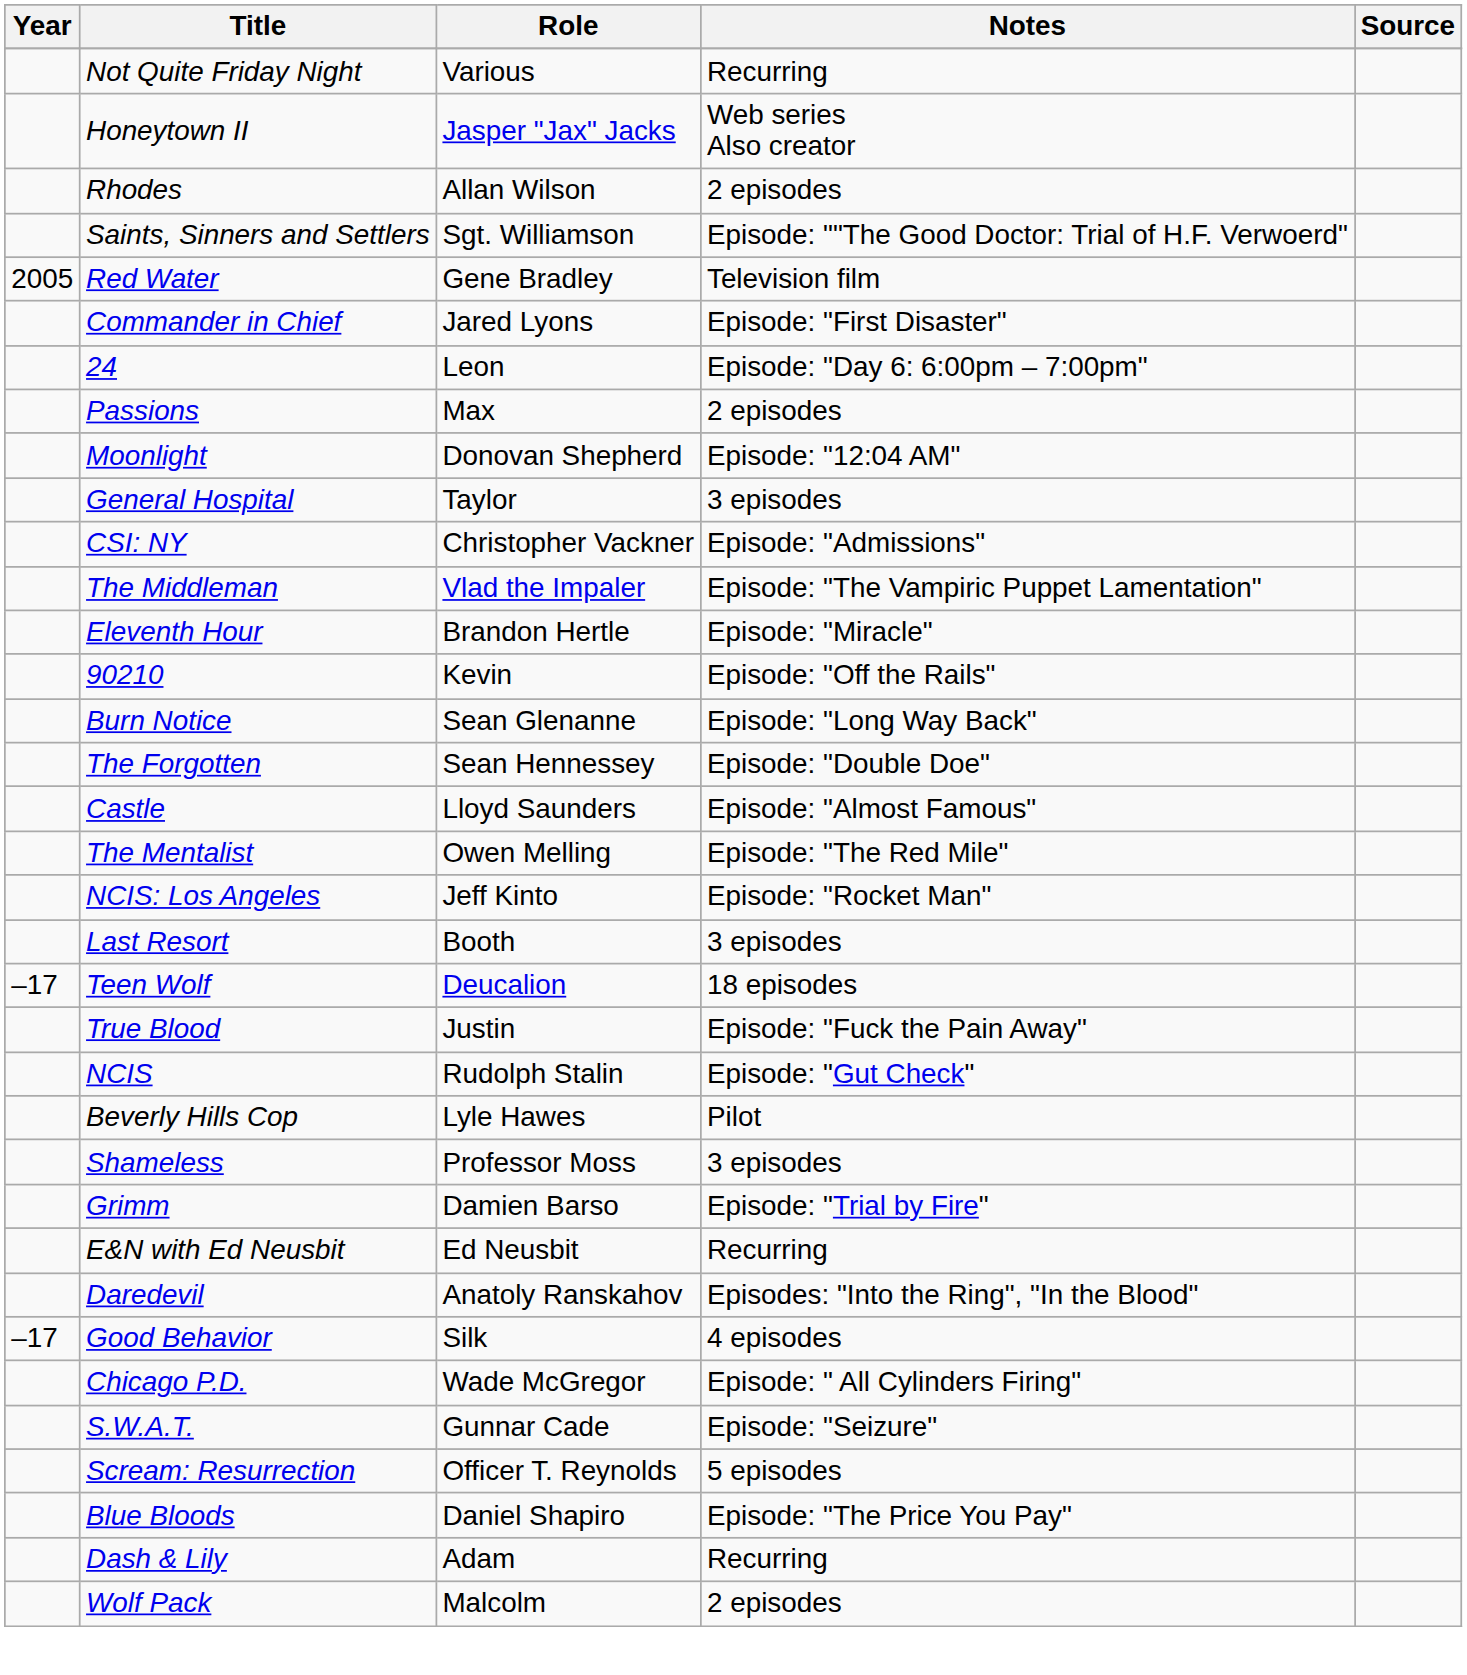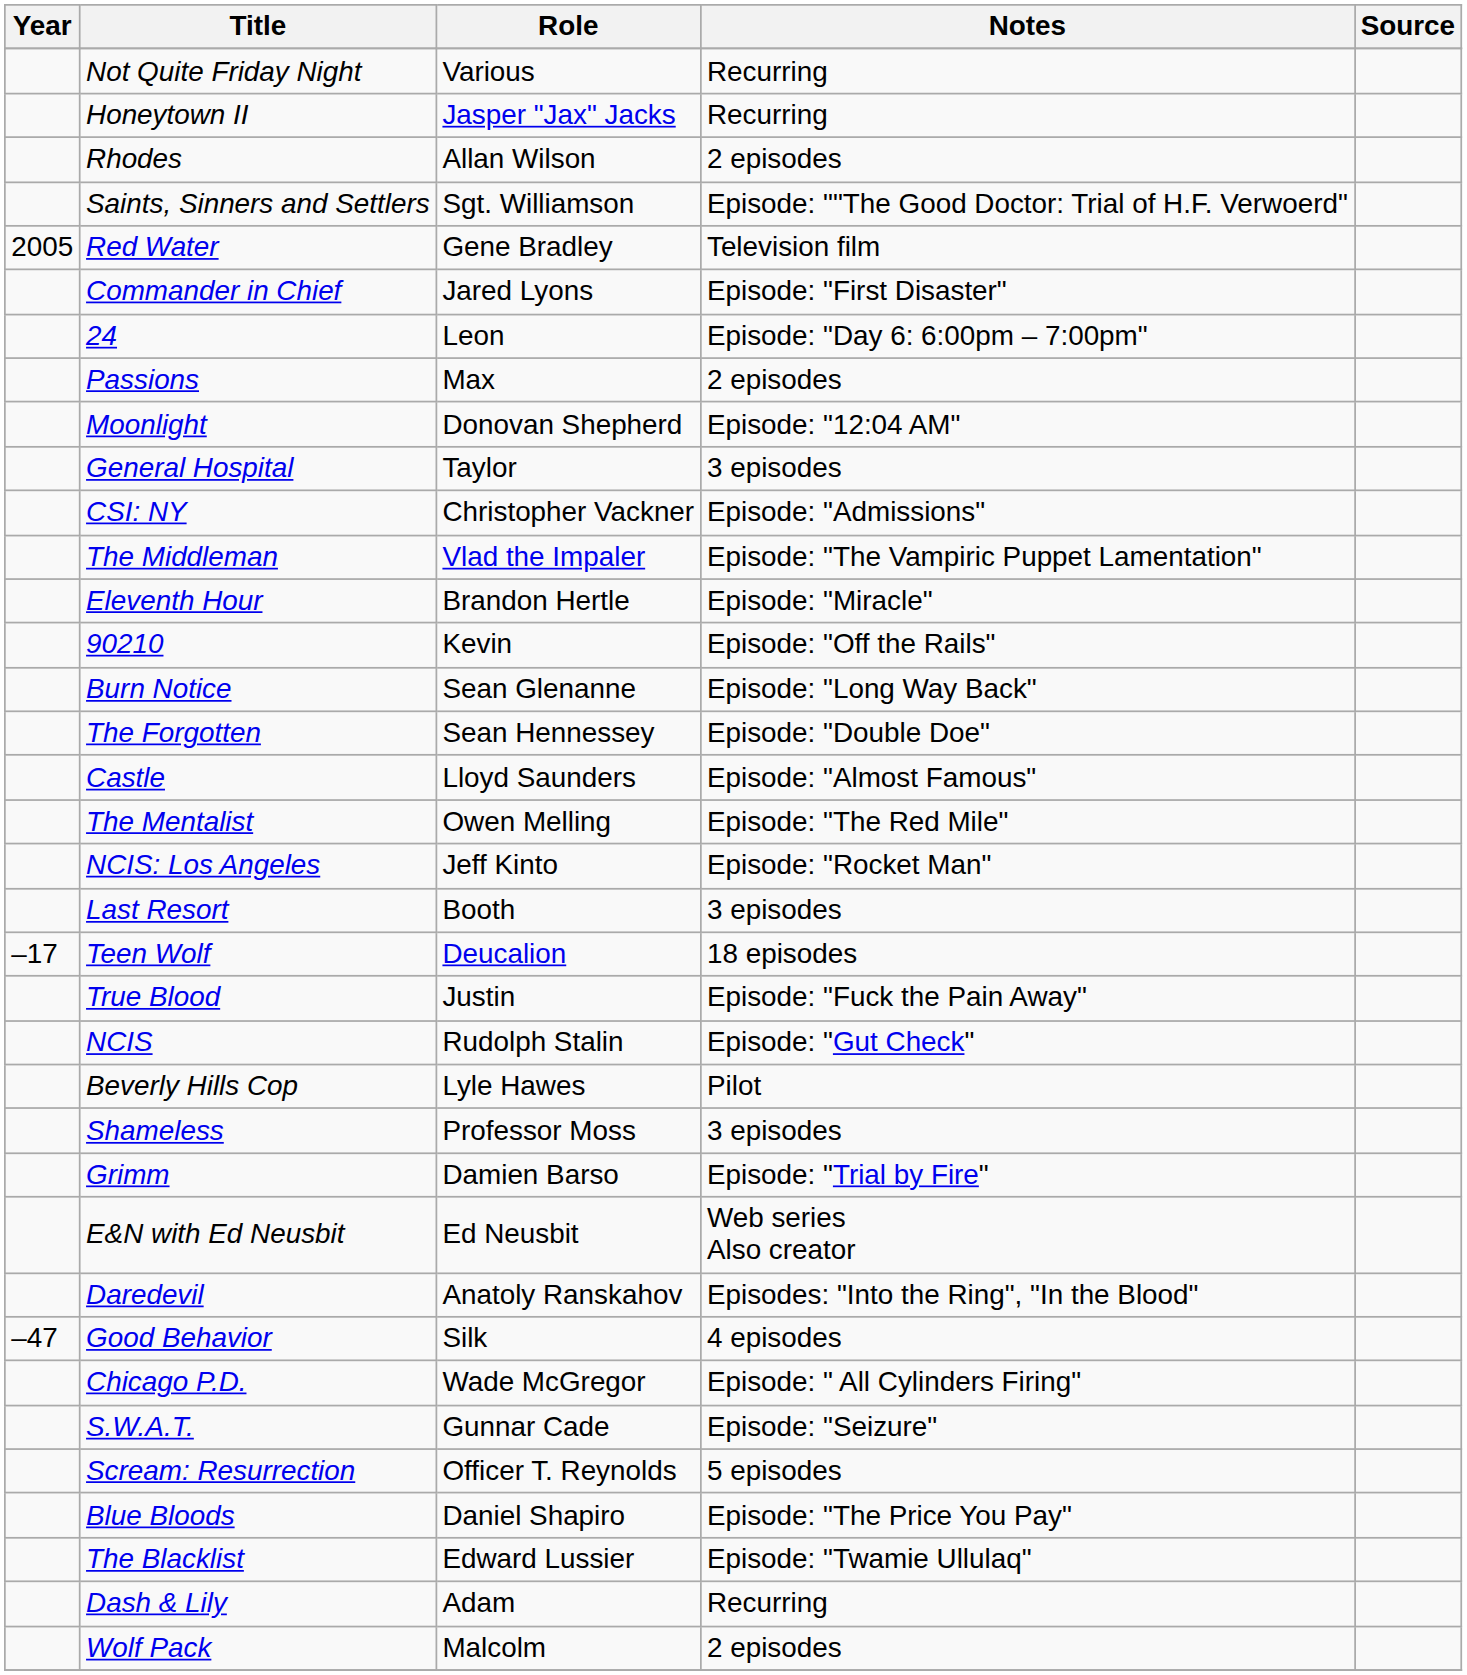(781, 130) Web series Also creator -> (767, 114) Recurring
(767, 1250) Recurring -> (781, 1234) Web series Also creator
(35, 1338) –17 -> (35, 1338) –47
+ row: (165, 1559)
